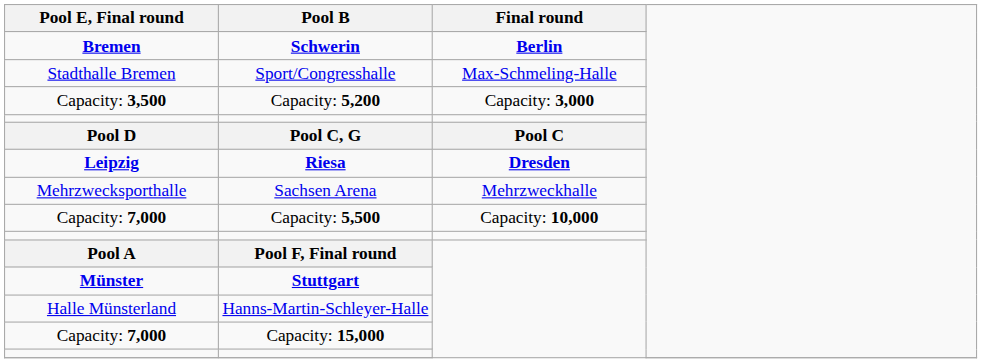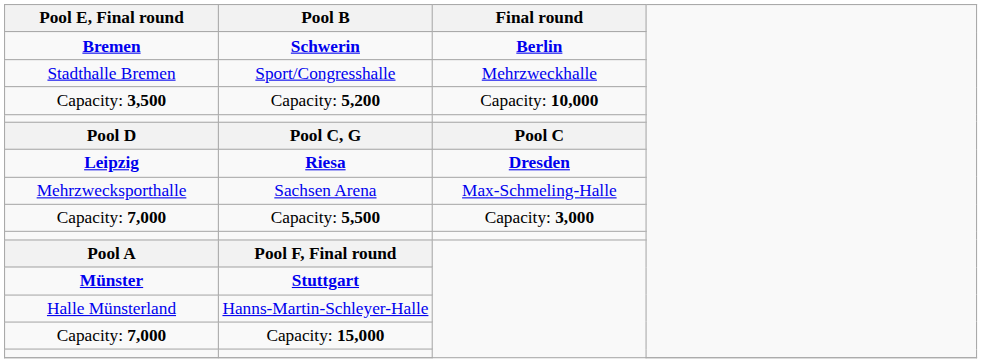(539, 73) Max-Schmeling-Halle -> (539, 73) Mehrzweckhalle
(539, 100) Capacity: 3,000 -> (539, 100) Capacity: 10,000
(539, 190) Mehrzweckhalle -> (539, 190) Max-Schmeling-Halle
(539, 218) Capacity: 10,000 -> (539, 218) Capacity: 3,000
